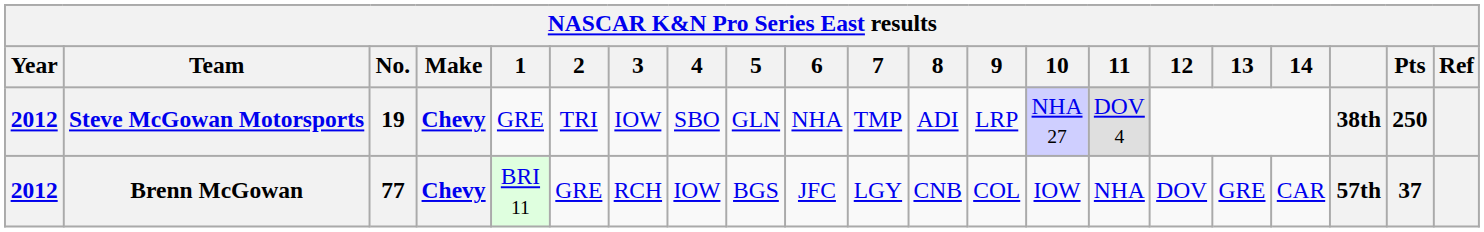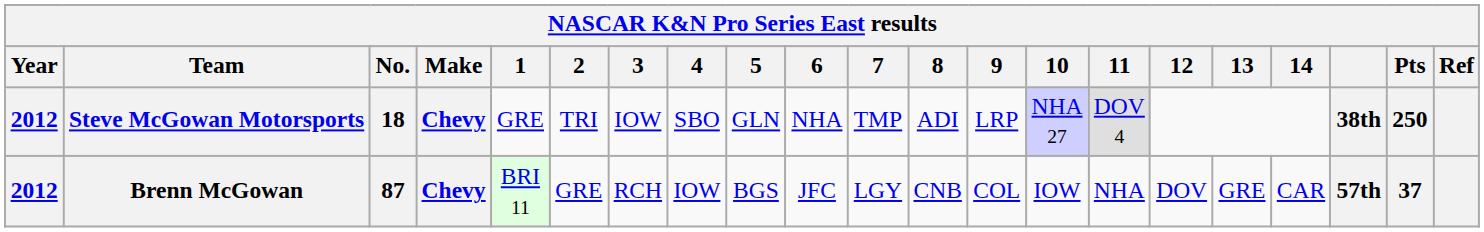(393, 121) 19 -> (393, 121) 18
(393, 191) 77 -> (393, 191) 87
